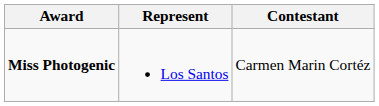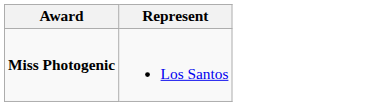- column: (303, 16)
